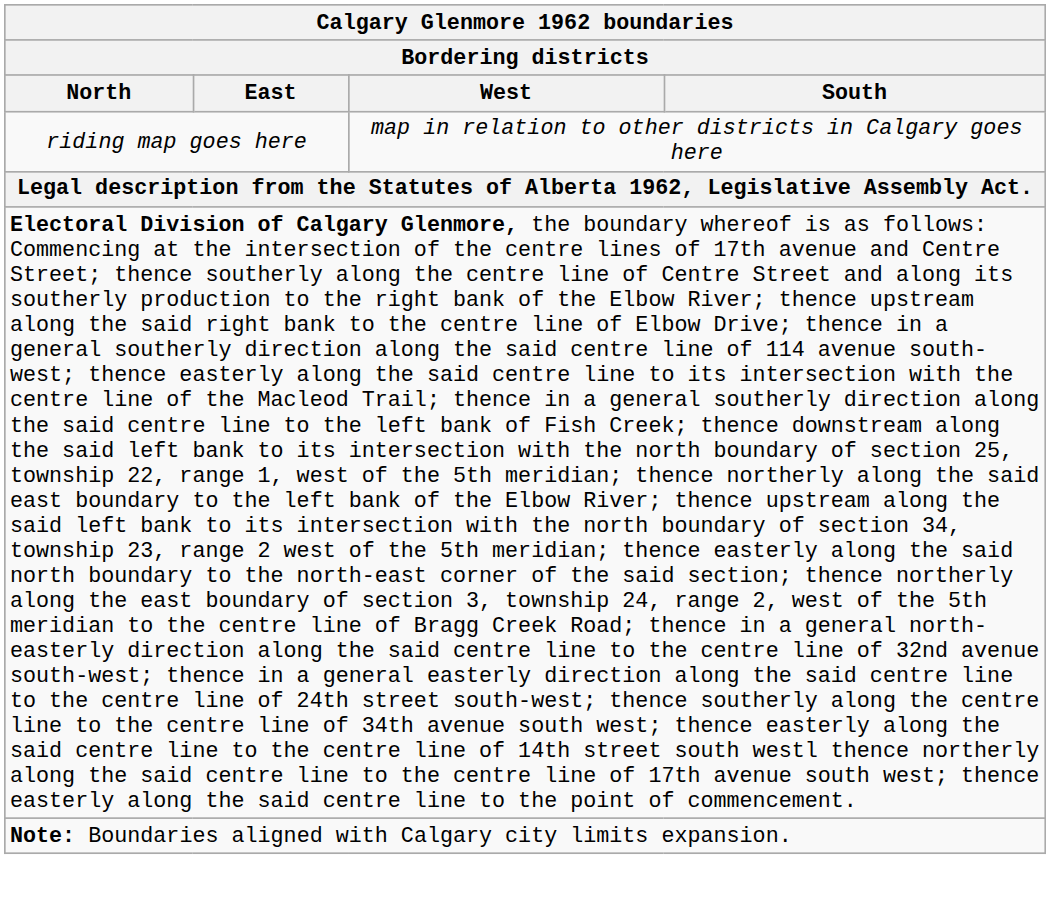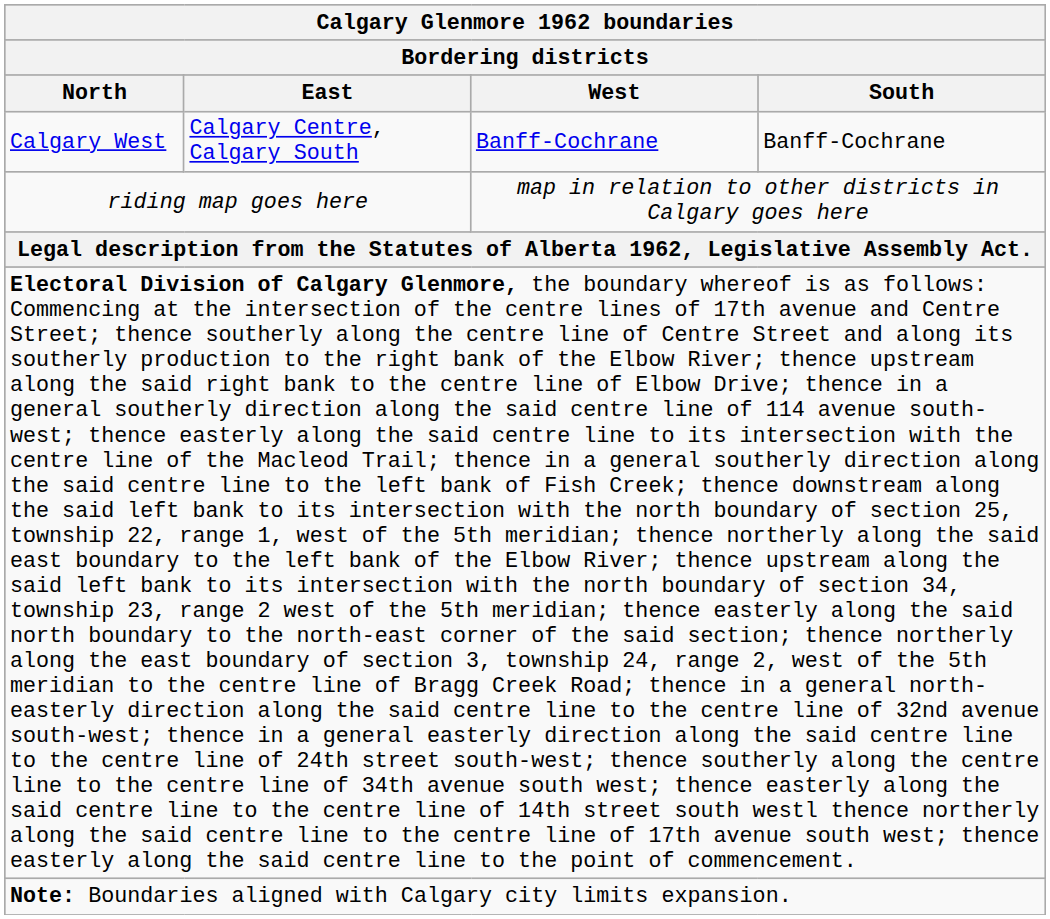+ row: (88, 141)
